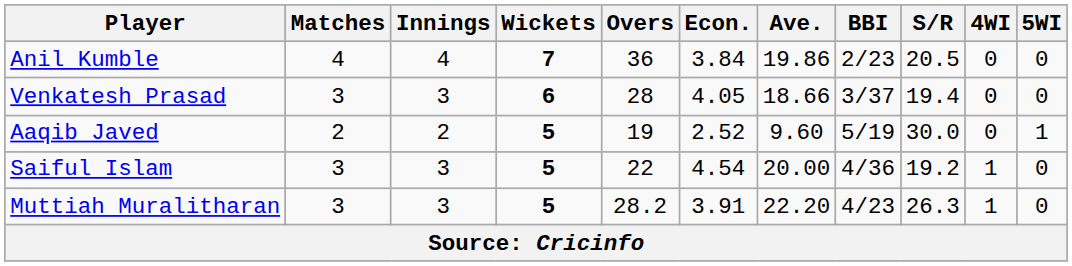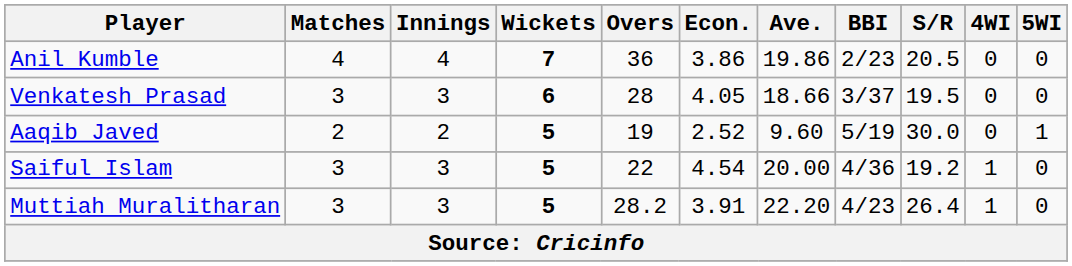(718, 60) 3.84 -> (718, 60) 3.86
(933, 97) 19.4 -> (933, 97) 19.5
(933, 206) 26.3 -> (933, 206) 26.4
